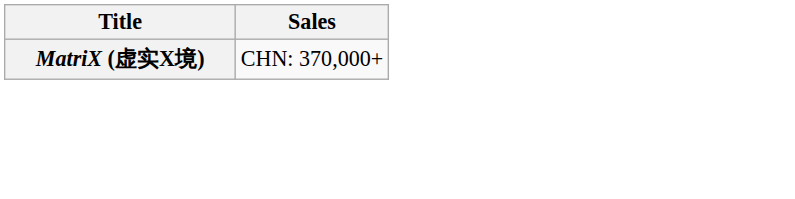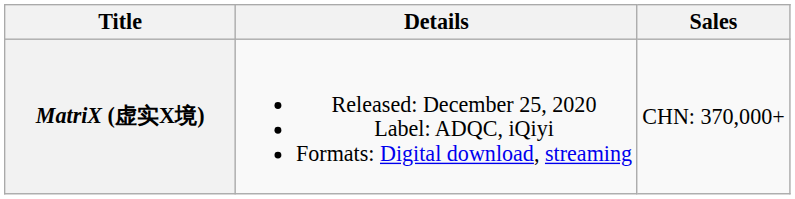+ column: (436, 22)
